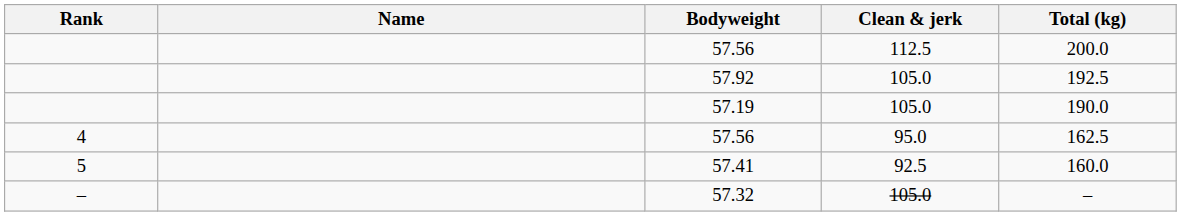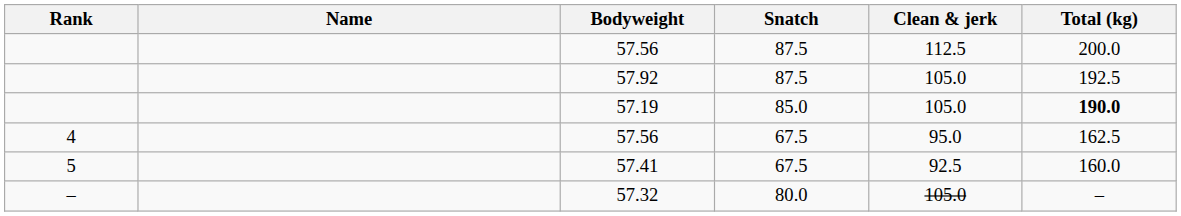+ column: (791, 19)
(1088, 107) normal -> (1099, 107) bold
